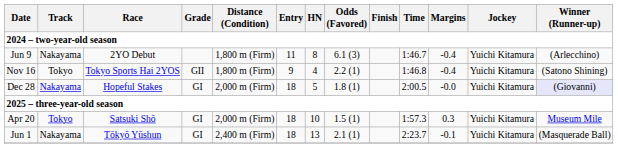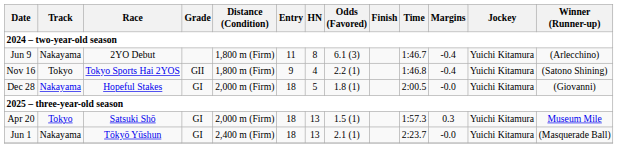(575, 87) lavender background -> (575, 87) no background
(315, 119) 10 -> (315, 119) 13
(448, 135) -0.1 -> (448, 135) -0.0
